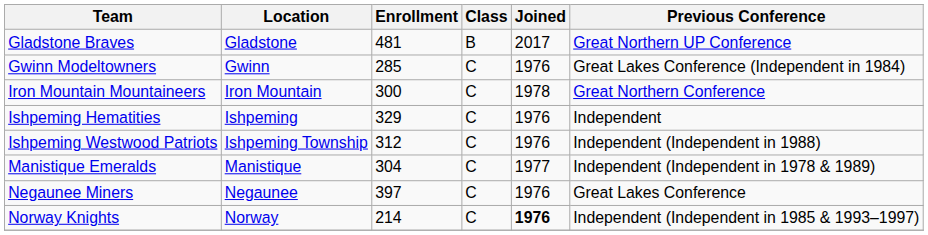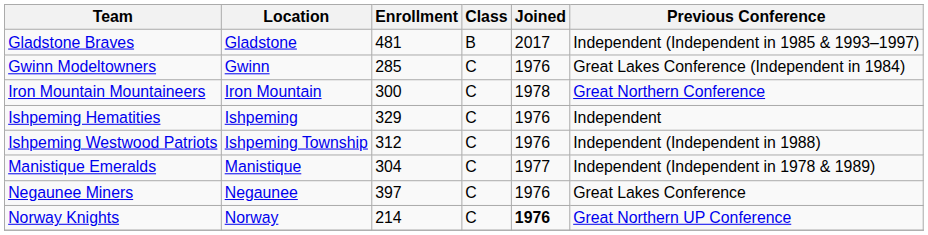(682, 42) Great Northern UP Conference -> (746, 42) Independent (Independent in 1985 & 1993–1997)
(746, 218) Independent (Independent in 1985 & 1993–1997) -> (682, 218) Great Northern UP Conference
